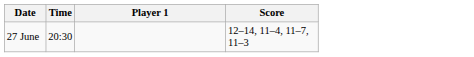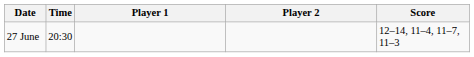+ column: (301, 13)
